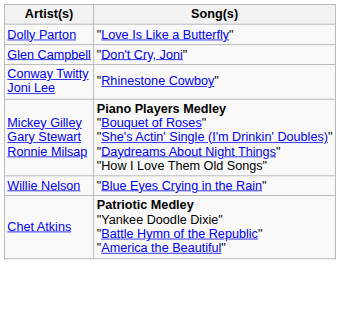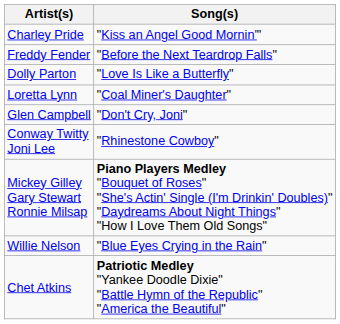+ row: (46, 34)
+ row: (49, 54)
+ row: (42, 94)
